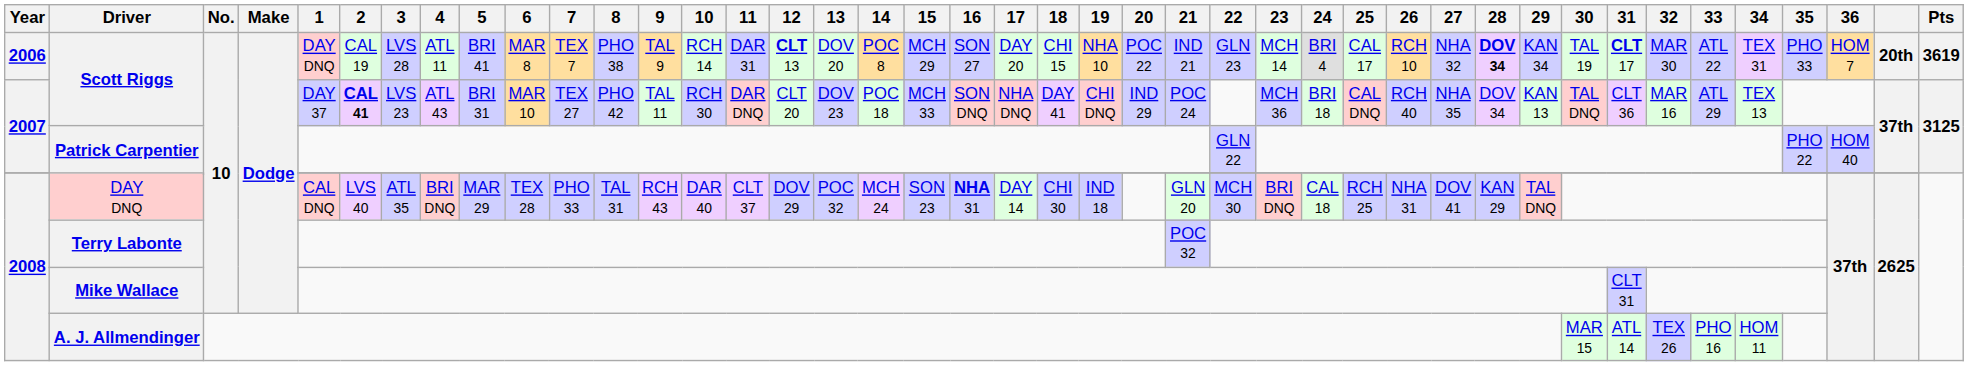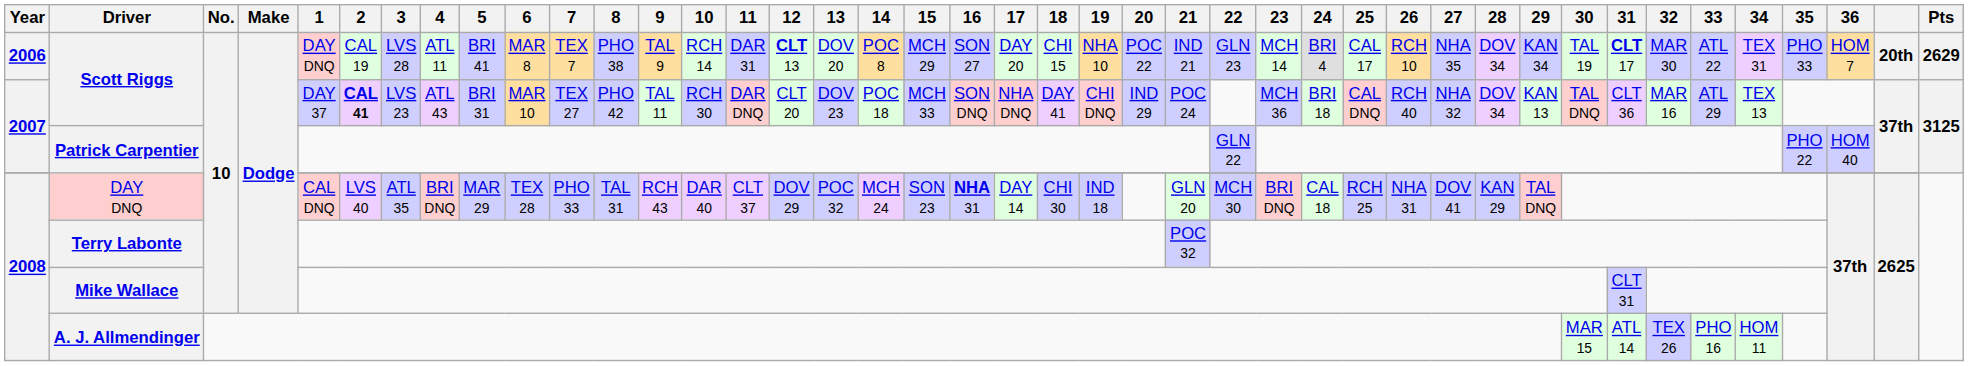(1453, 55) NHA 32 -> (1453, 55) NHA 35
(1497, 56) bold -> (1497, 55) normal
(1941, 56) 3619 -> (1941, 56) 2629
(1453, 102) NHA 35 -> (1453, 102) NHA 32
